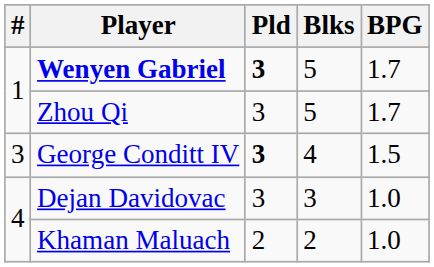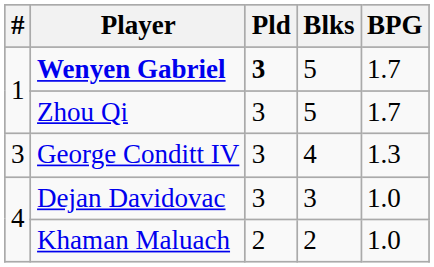(259, 154) bold -> (259, 154) normal
(384, 154) 1.5 -> (384, 154) 1.3
